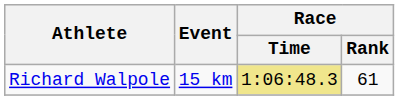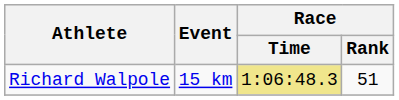(368, 80) 61 -> (368, 80) 51
